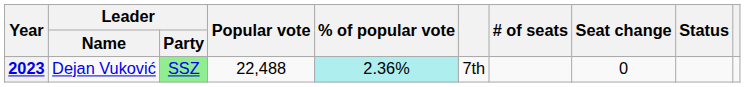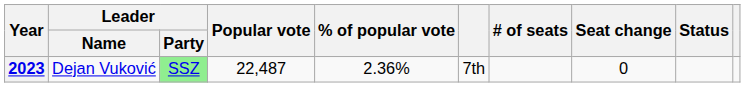(261, 69) 22,488 -> (261, 69) 22,487
(387, 69) paleturquoise background -> (387, 69) no background
